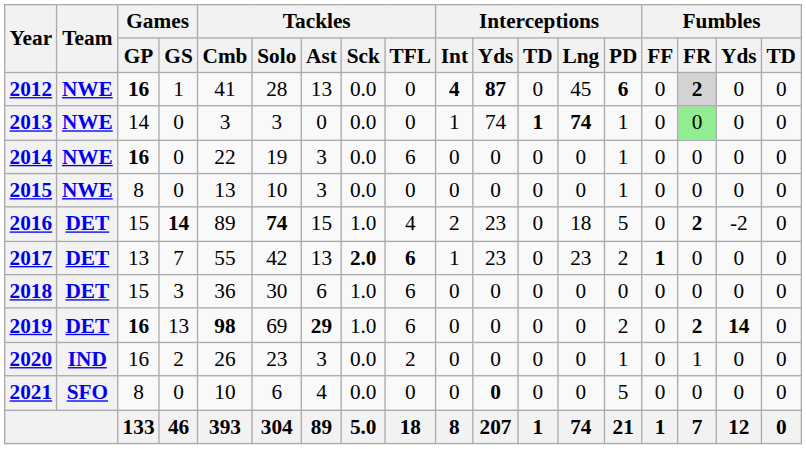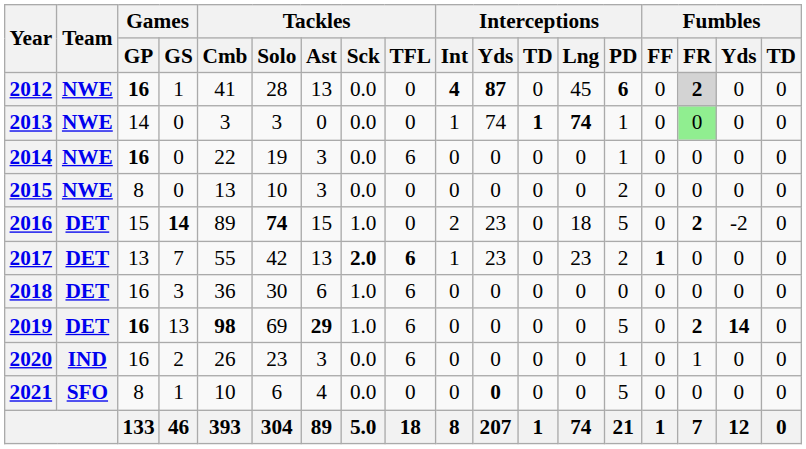(623, 190) 1 -> (623, 190) 2
(410, 223) 4 -> (410, 223) 0
(139, 291) 15 -> (139, 291) 16
(623, 325) 2 -> (623, 325) 5
(410, 358) 2 -> (410, 358) 6
(179, 392) 0 -> (179, 392) 1
